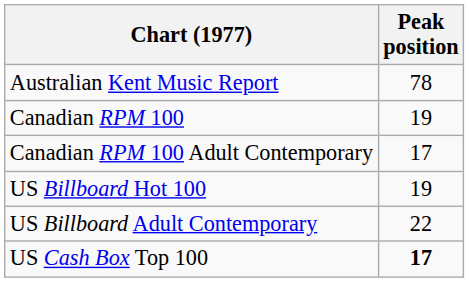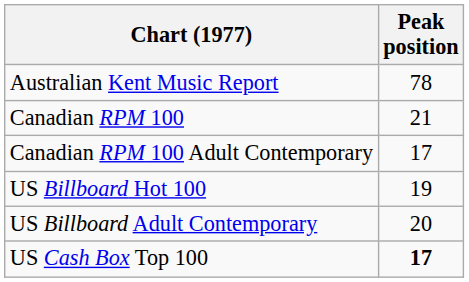(421, 117) 19 -> (421, 117) 21
(421, 223) 22 -> (421, 223) 20
